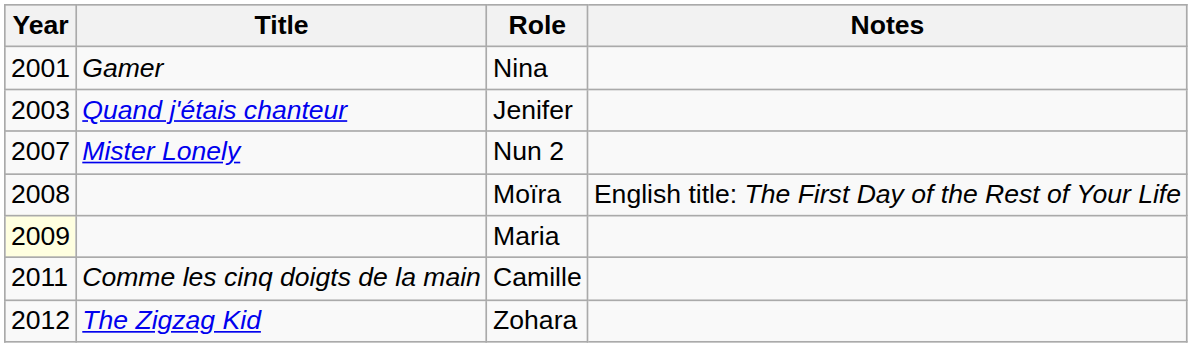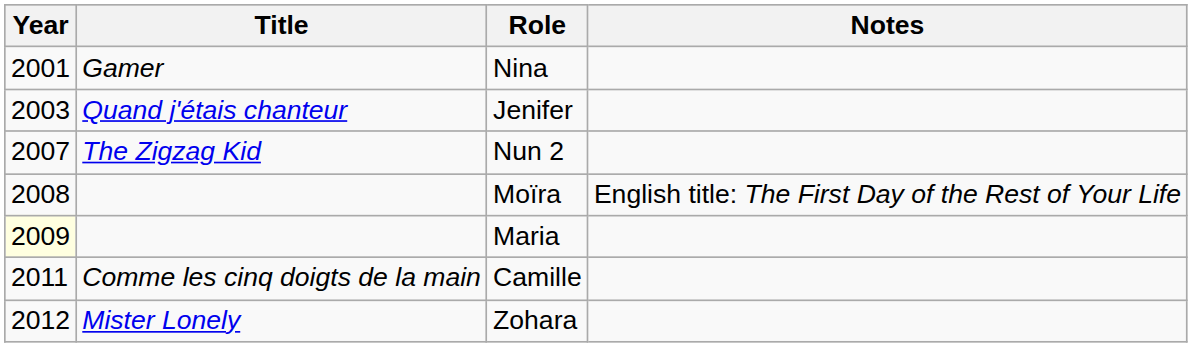(161, 151) Mister Lonely -> (172, 151) The Zigzag Kid
(172, 320) The Zigzag Kid -> (161, 320) Mister Lonely
